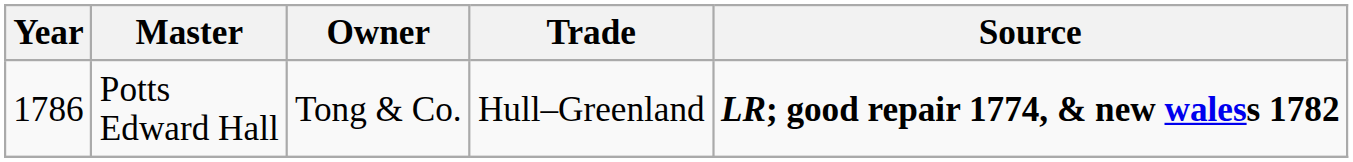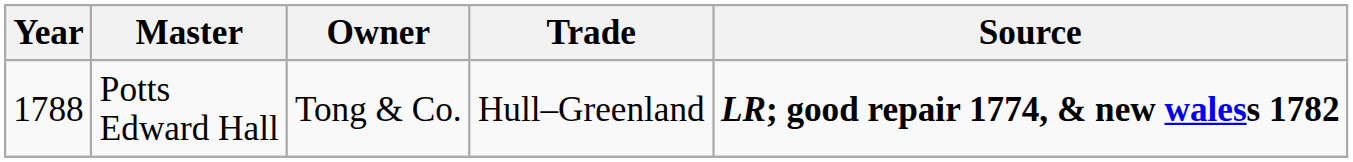(48, 108) 1786 -> (48, 108) 1788
